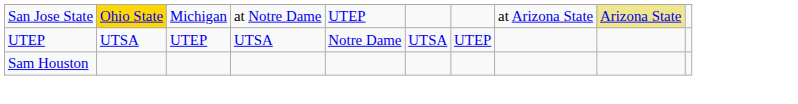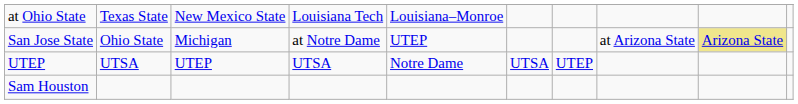+ row: (47, 16)
(132, 16) gold background -> (132, 39) no background
